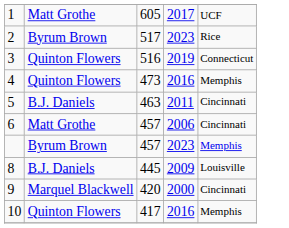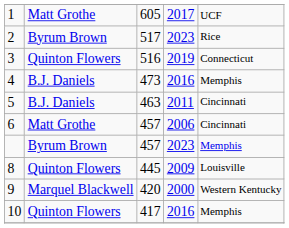(74, 80) Quinton Flowers -> (61, 80) B.J. Daniels
(61, 168) B.J. Daniels -> (74, 168) Quinton Flowers
(223, 189) Cincinnati -> (241, 189) Western Kentucky
